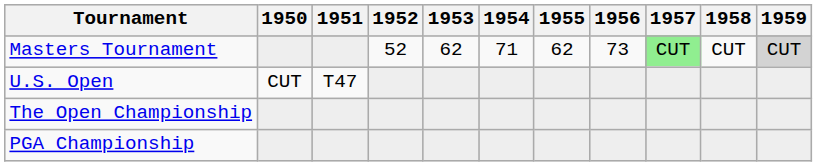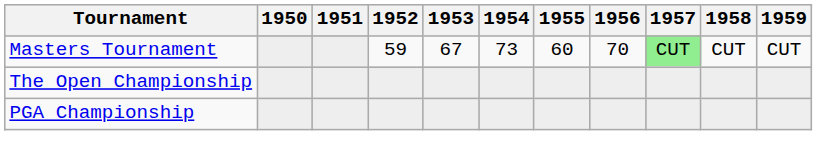(395, 52) 52 -> (395, 52) 59
(451, 52) 62 -> (451, 52) 67
(506, 52) 71 -> (506, 52) 73
(562, 52) 62 -> (562, 52) 60
(617, 52) 73 -> (617, 52) 70
(784, 52) lightgrey background -> (784, 52) no background
- row: (61, 83)
